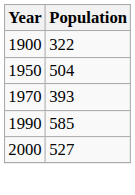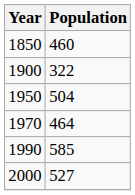+ row: (25, 44)
(62, 96) 393 -> (62, 123) 464
